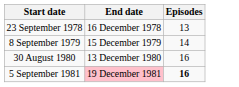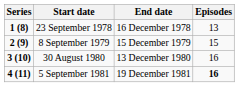+ column: (19, 12)
(184, 43) 14 -> (214, 43) 15
(124, 74) pink background -> (154, 74) no background
